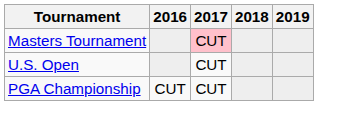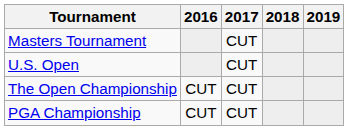(211, 41) pink background -> (242, 41) no background
+ row: (92, 89)
